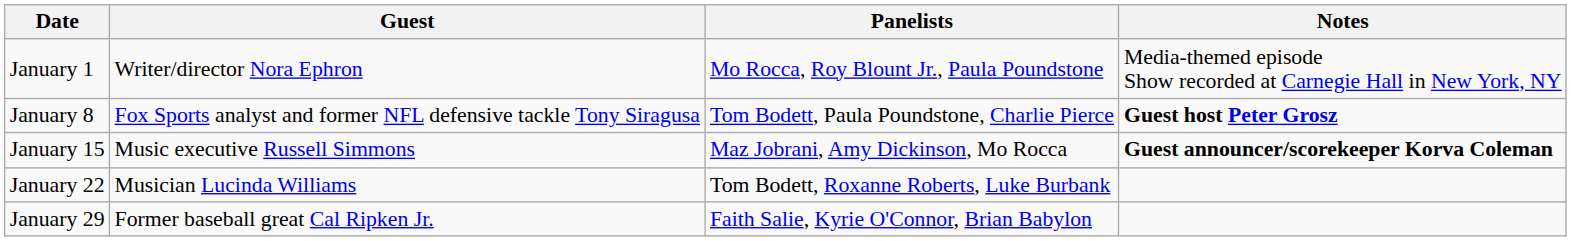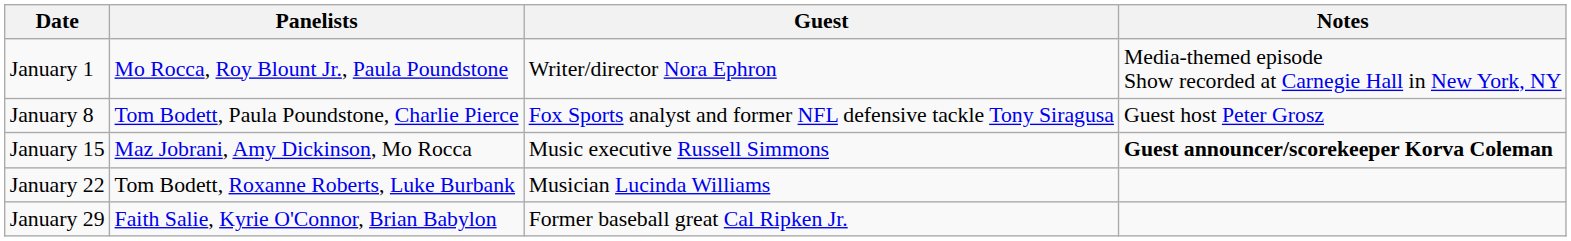columns swapped: (407, 21) <-> (912, 21)
(1231, 115) bold -> (1224, 115) normal
